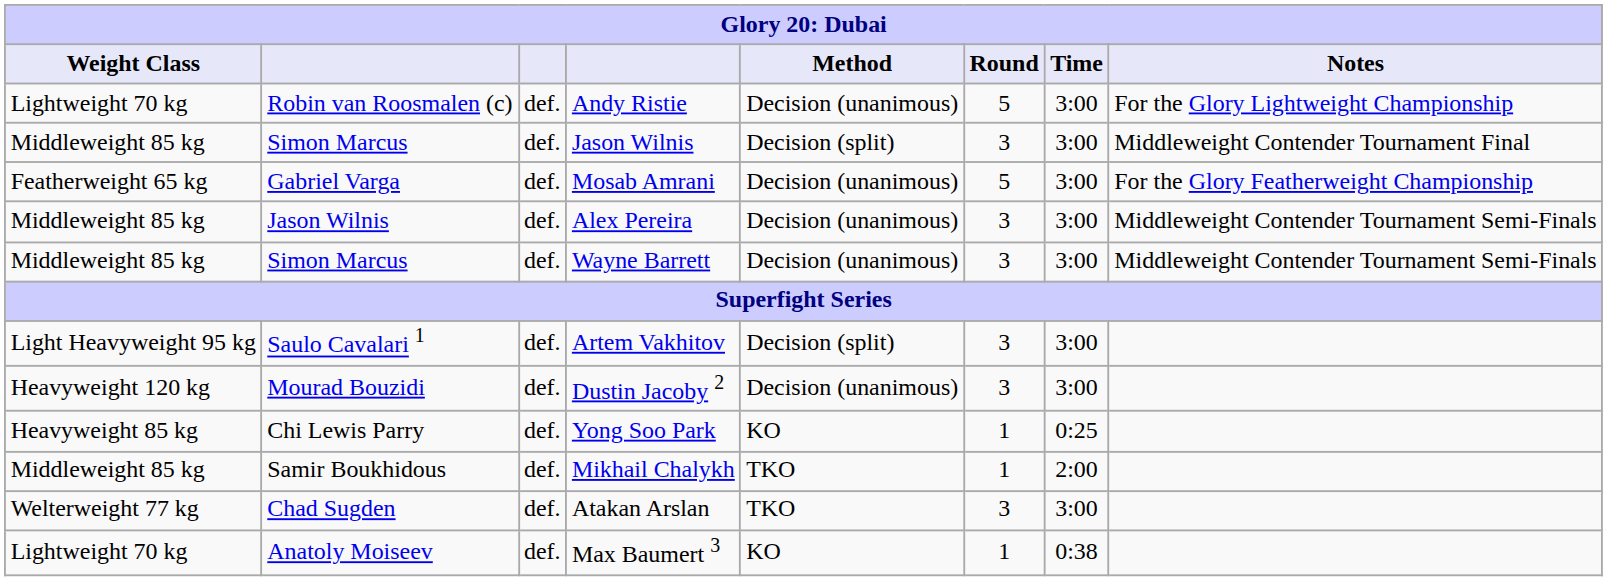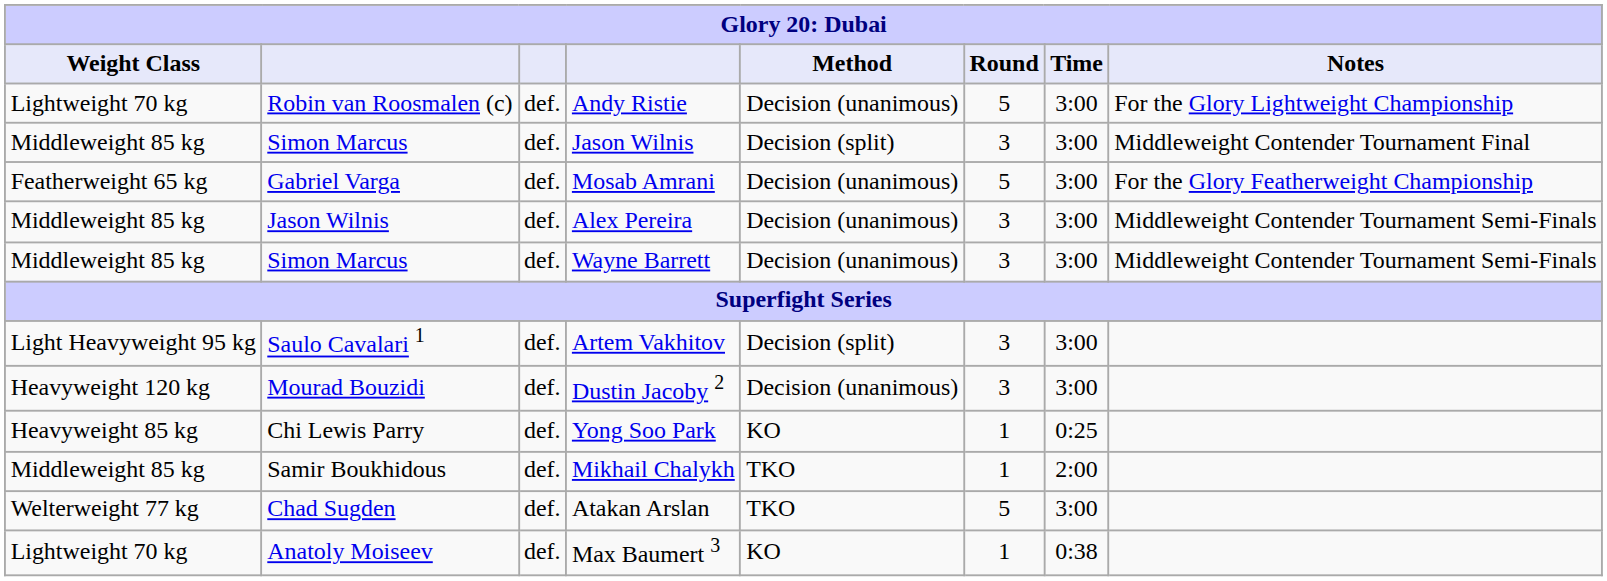(1004, 509) 3 -> (1004, 509) 5
